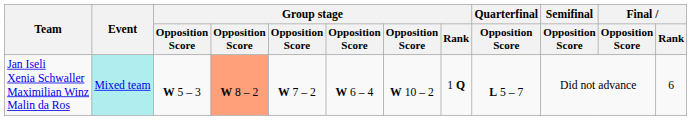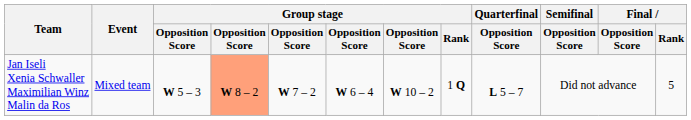(122, 85) paleturquoise background -> (122, 85) no background
(671, 85) 6 -> (671, 85) 5
